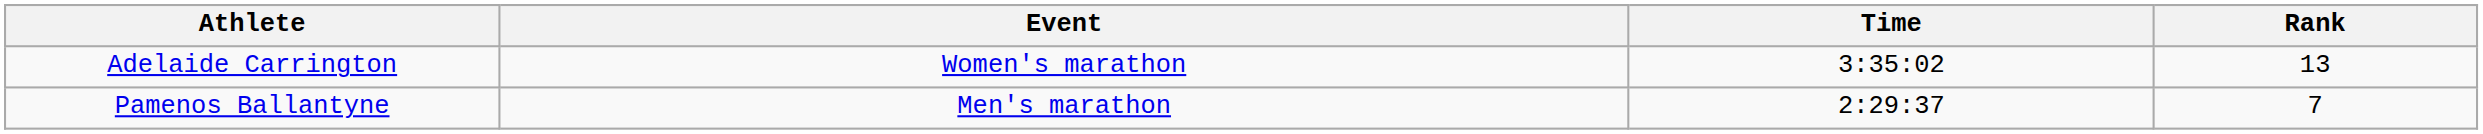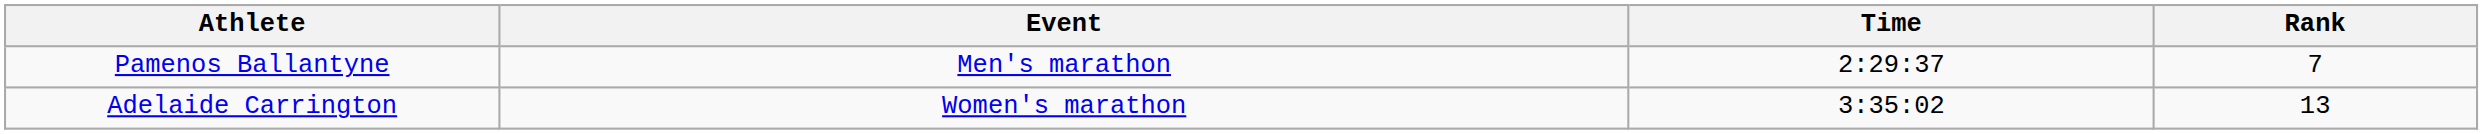rows swapped: (252, 108) <-> (252, 67)
